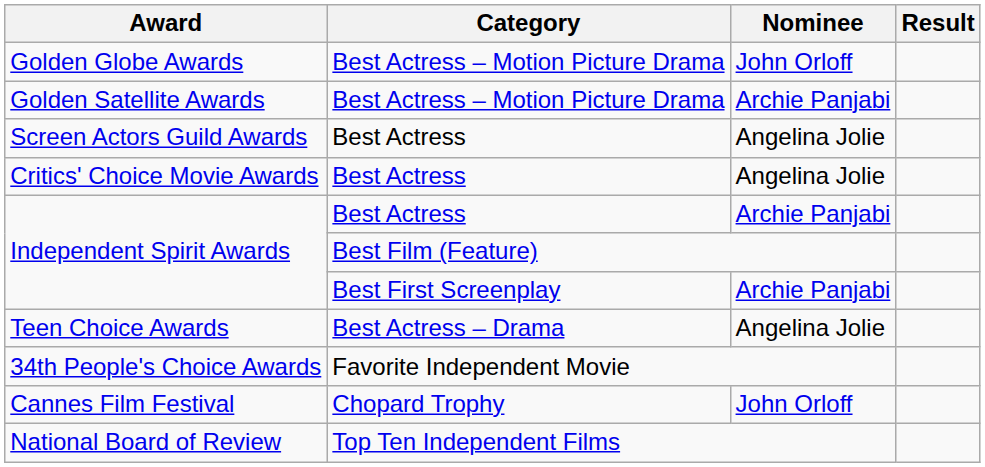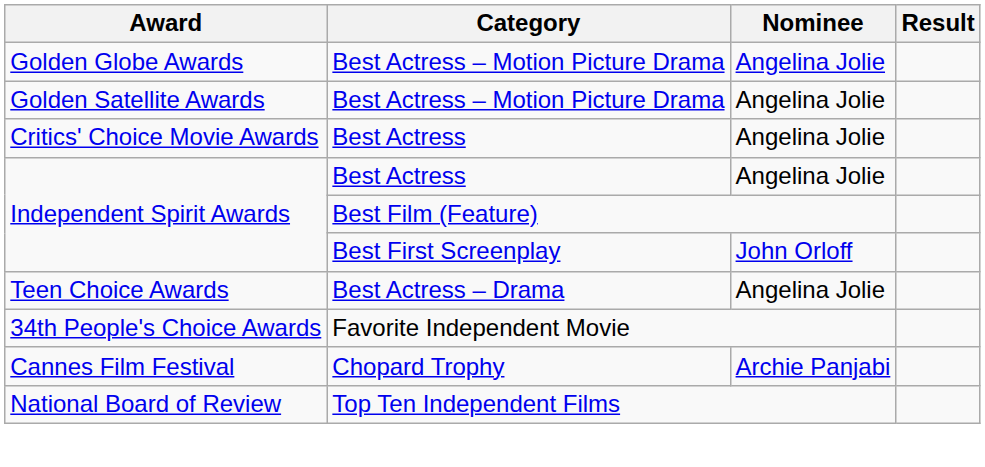(794, 61) John Orloff -> (810, 61) Angelina Jolie
(813, 99) Archie Panjabi -> (810, 99) Angelina Jolie
- row: (159, 137)
(813, 213) Archie Panjabi -> (810, 175) Angelina Jolie
(813, 289) Archie Panjabi -> (794, 251) John Orloff
(794, 404) John Orloff -> (813, 366) Archie Panjabi
